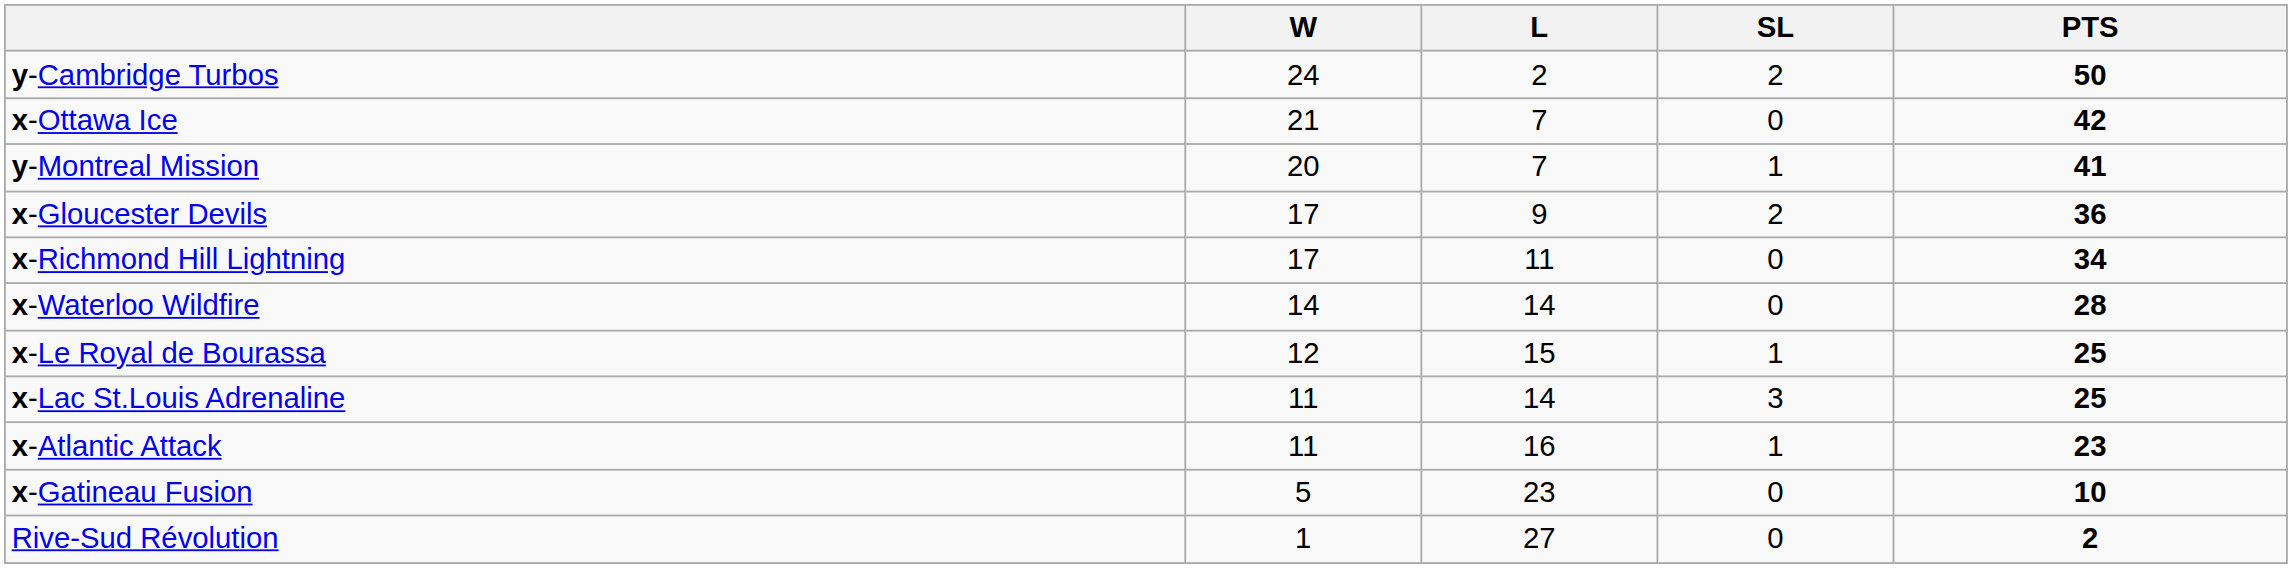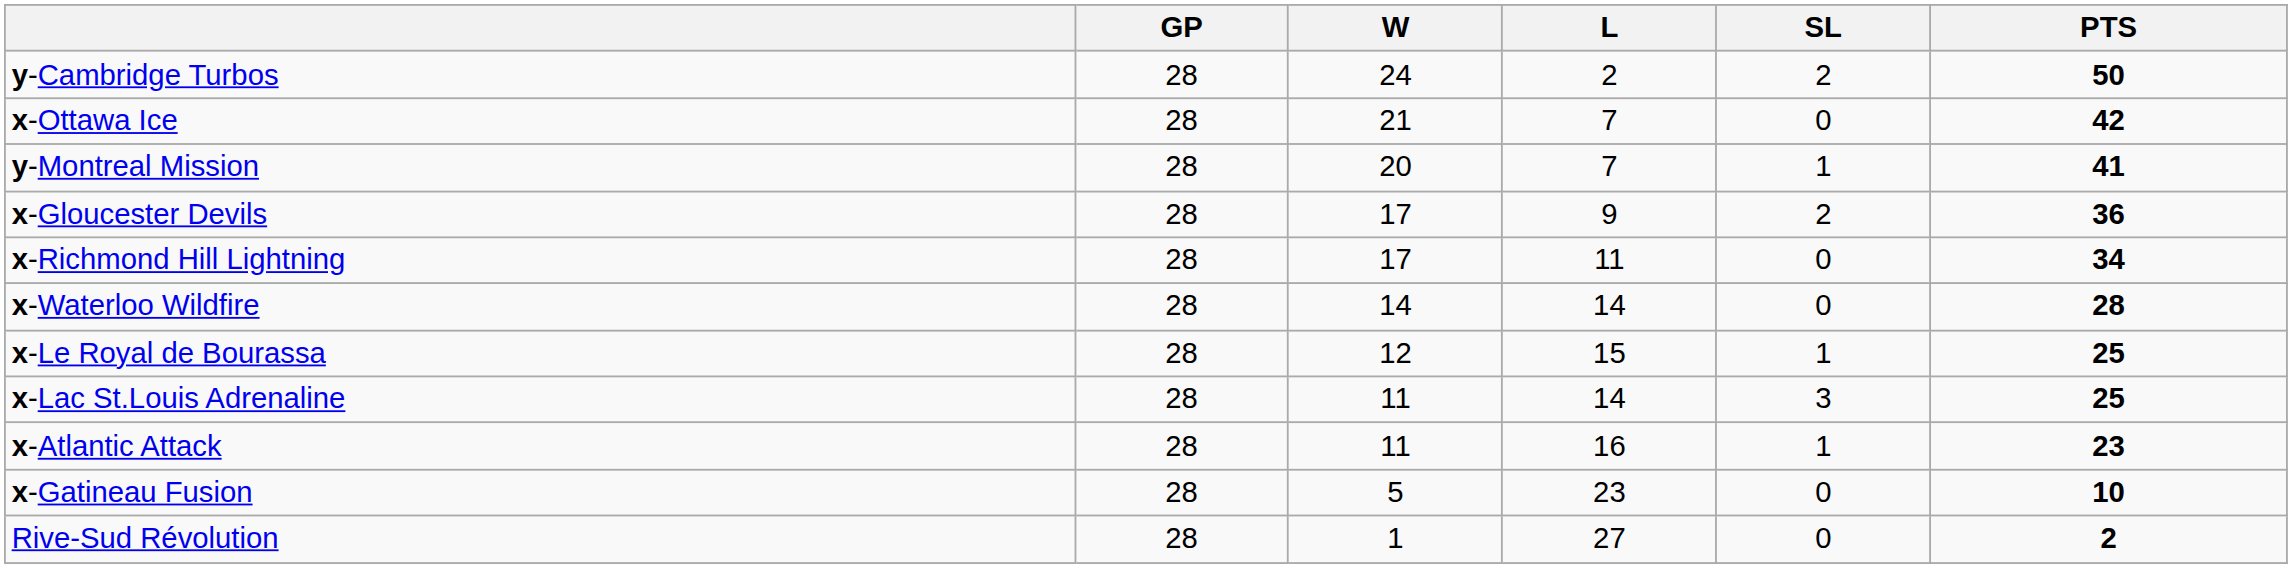+ column: (1182, 27)
